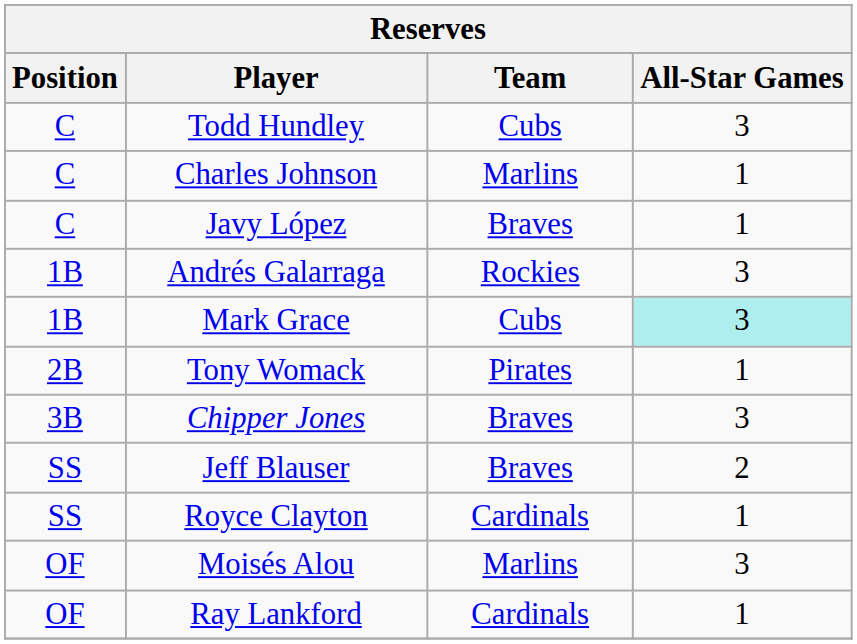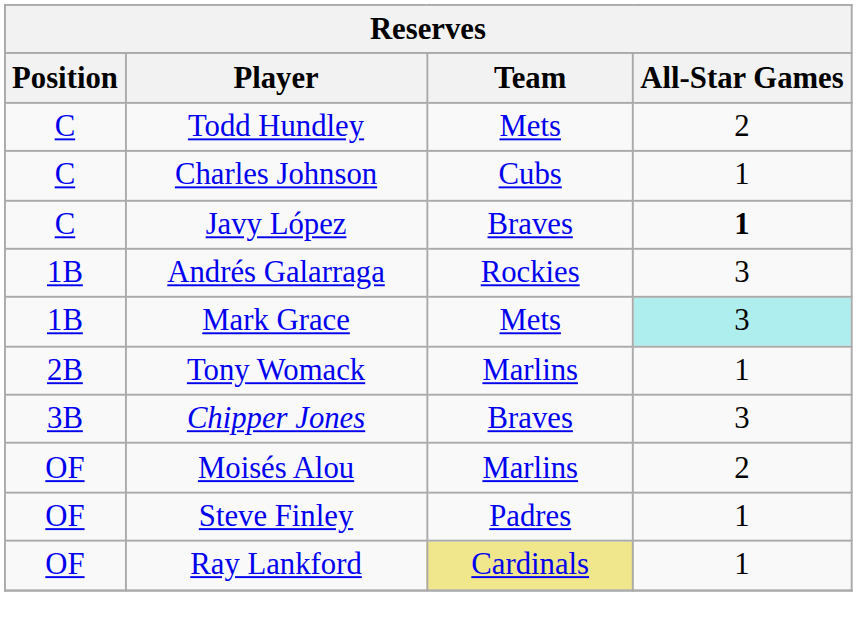(530, 126) Cubs -> (530, 126) Mets
(742, 126) 3 -> (742, 126) 2
(530, 175) Marlins -> (530, 175) Cubs
(742, 223) normal -> (742, 223) bold
(530, 321) Cubs -> (530, 321) Mets
(530, 369) Pirates -> (530, 369) Marlins
- row: (276, 467)
- row: (276, 516)
(742, 564) 3 -> (742, 467) 2
+ row: (276, 516)
(530, 613) no background -> (530, 564) khaki background
